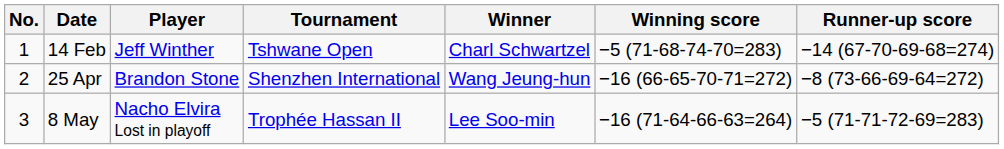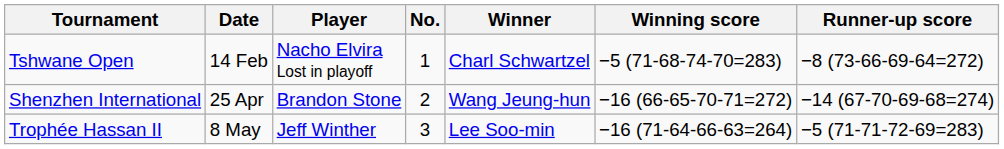columns swapped: (24, 20) <-> (344, 20)
(164, 49) Jeff Winther -> (330, 60) Nacho Elvira Lost in playoff
(898, 49) −14 (67-70-69-68=274) -> (892, 60) −8 (73-66-69-64=272)
(892, 79) −8 (73-66-69-64=272) -> (898, 100) −14 (67-70-69-68=274)
(168, 119) Nacho Elvira Lost in playoff -> (326, 129) Jeff Winther
